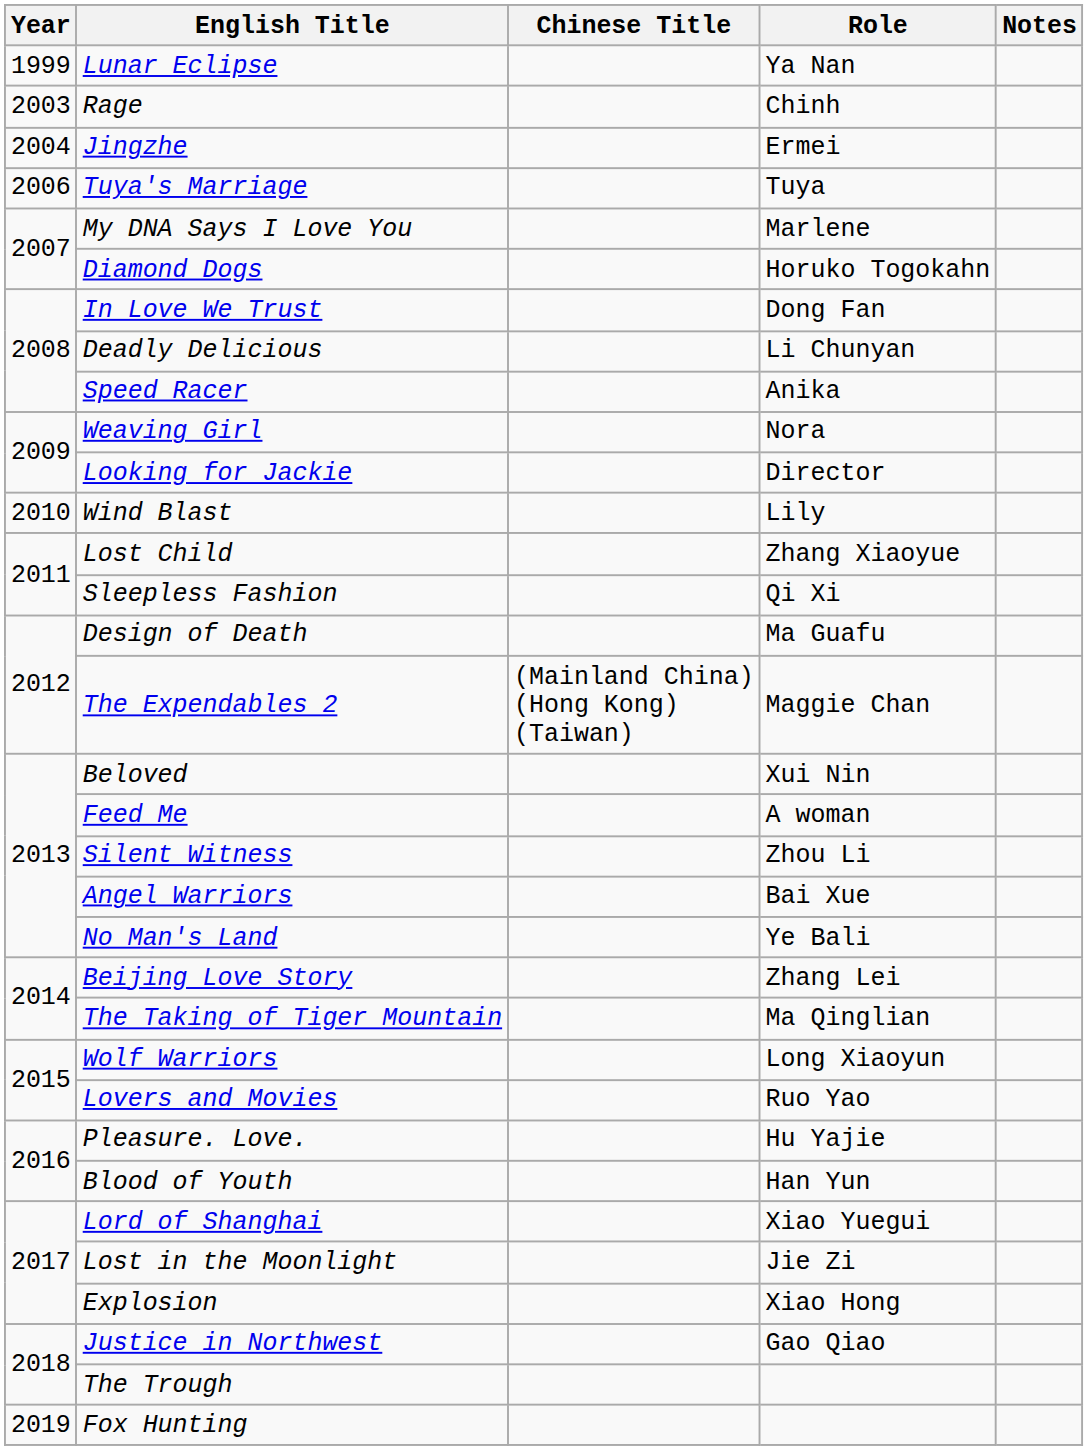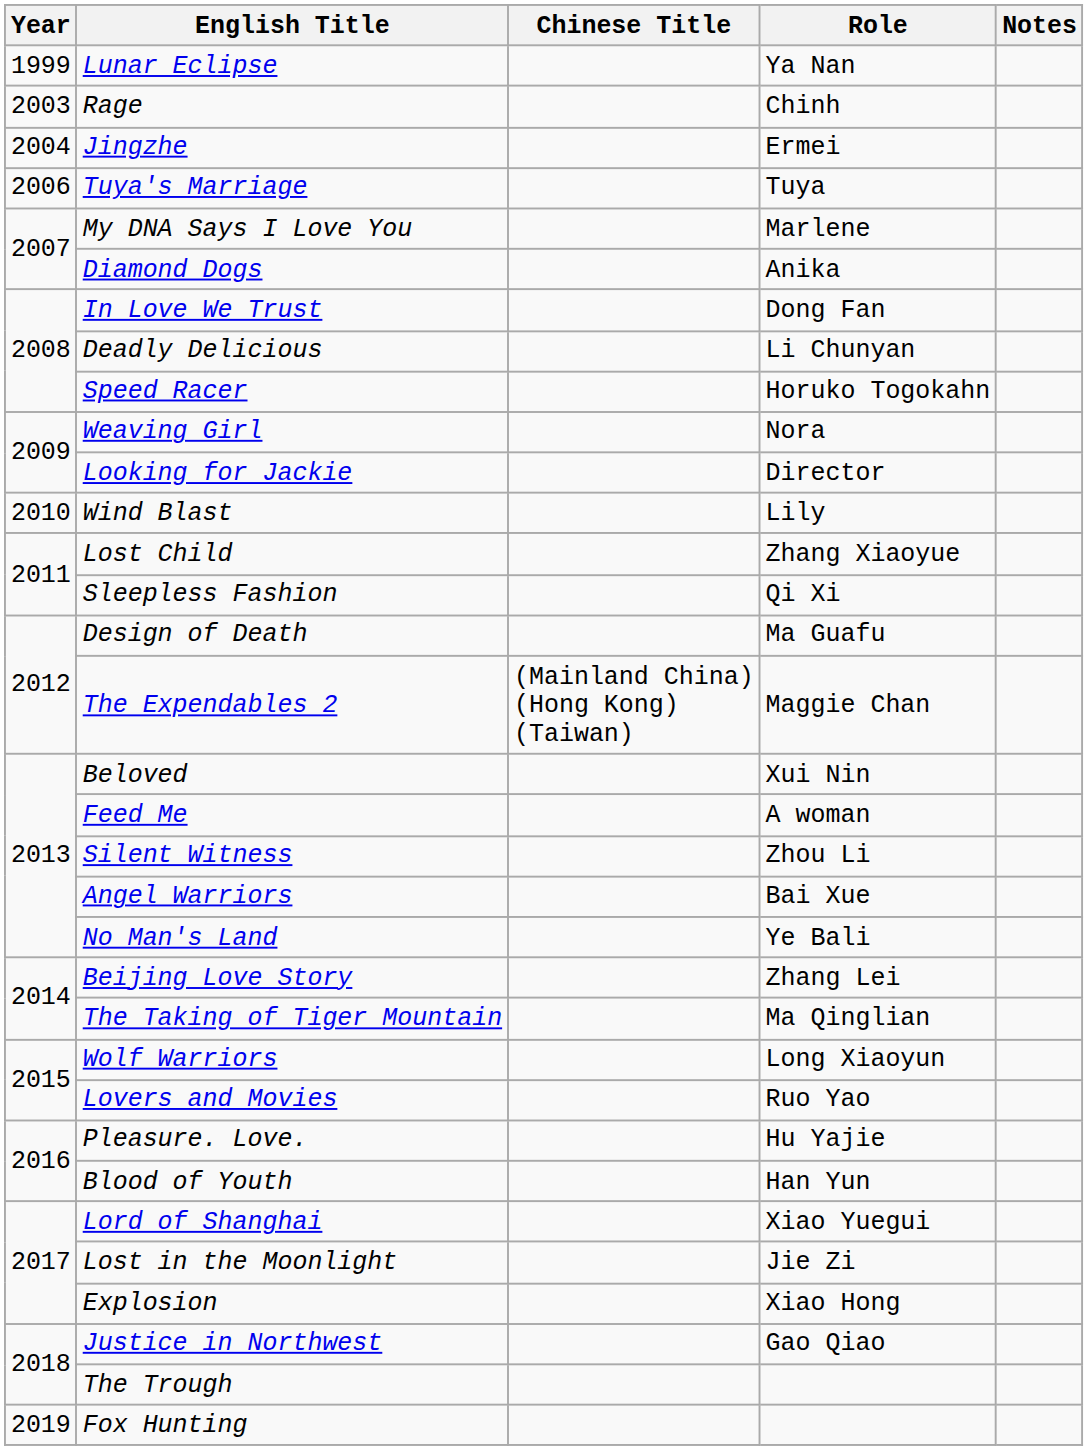(878, 269) Horuko Togokahn -> (803, 269) Anika
(803, 391) Anika -> (878, 391) Horuko Togokahn
